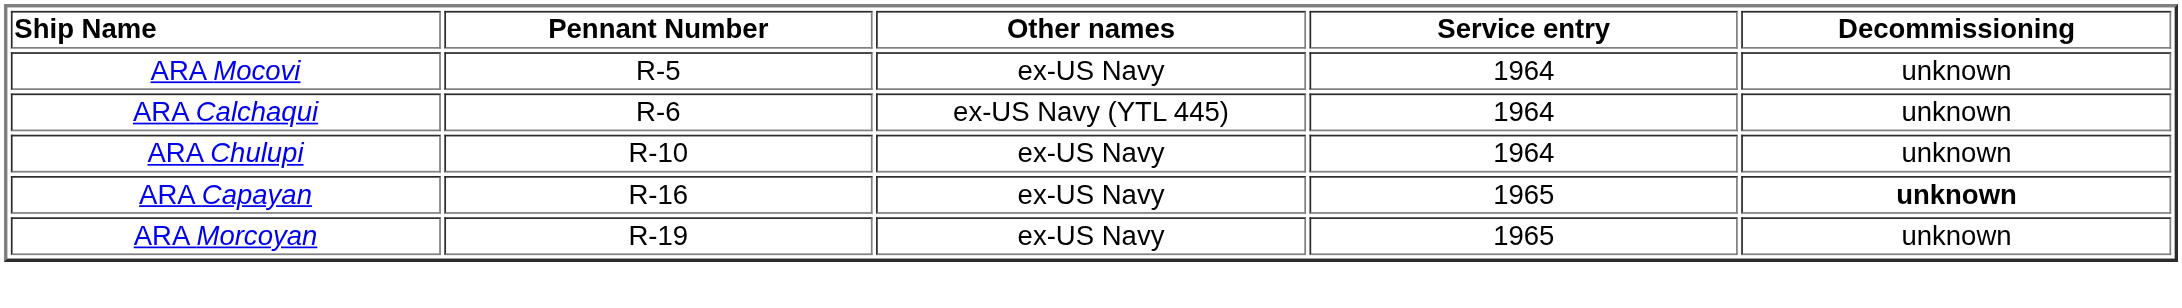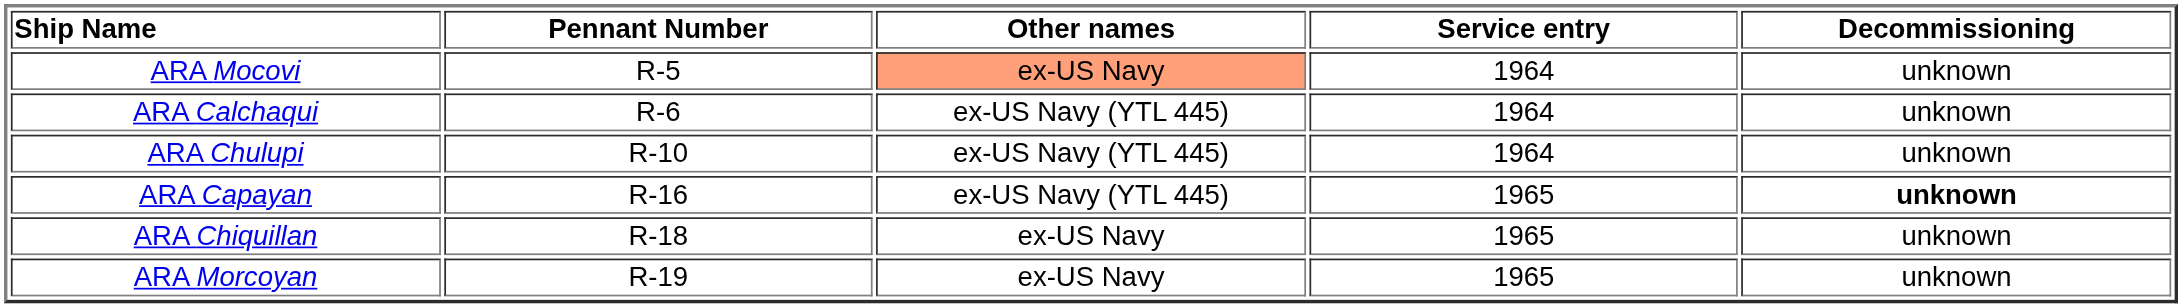(1091, 70) no background -> (1091, 70) lightsalmon background
(1091, 153) ex-US Navy -> (1091, 153) ex-US Navy (YTL 445)
(1091, 194) ex-US Navy -> (1091, 194) ex-US Navy (YTL 445)
+ row: (226, 235)
